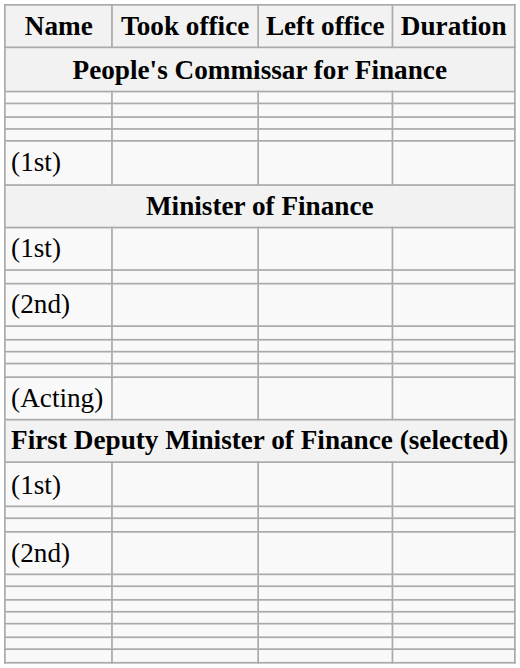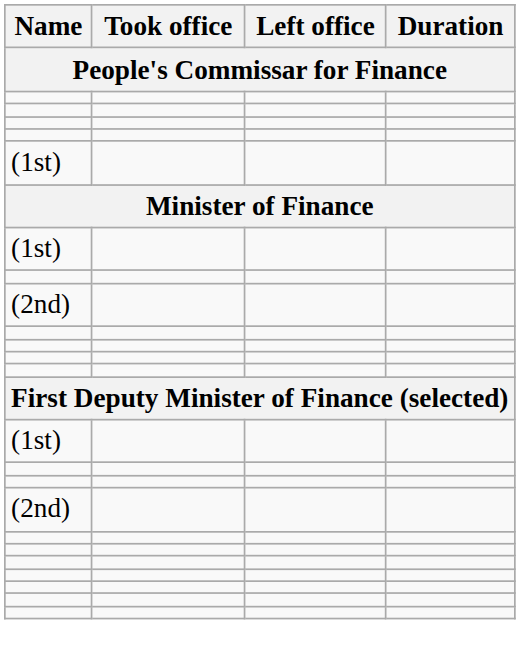- row: (57, 397)
